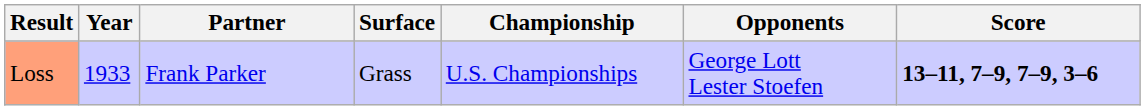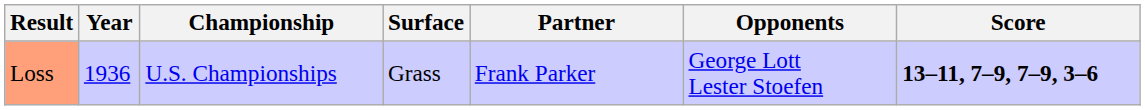columns swapped: (562, 22) <-> (247, 22)
(107, 72) 1933 -> (107, 72) 1936
